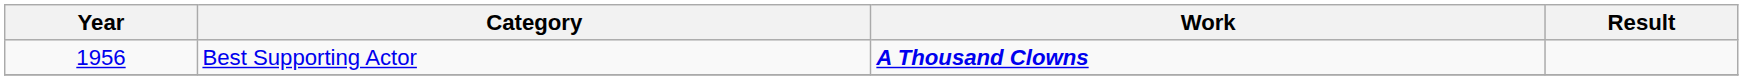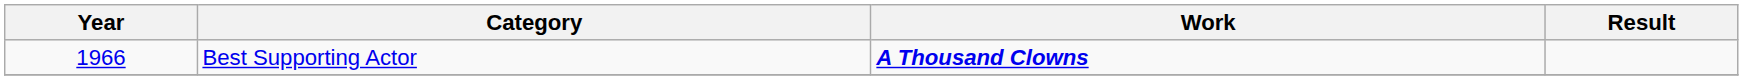(101, 58) 1956 -> (101, 58) 1966
